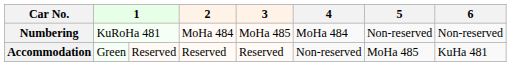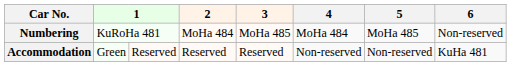(400, 33) Non-reserved -> (393, 33) MoHa 485
(393, 52) MoHa 485 -> (400, 52) Non-reserved
